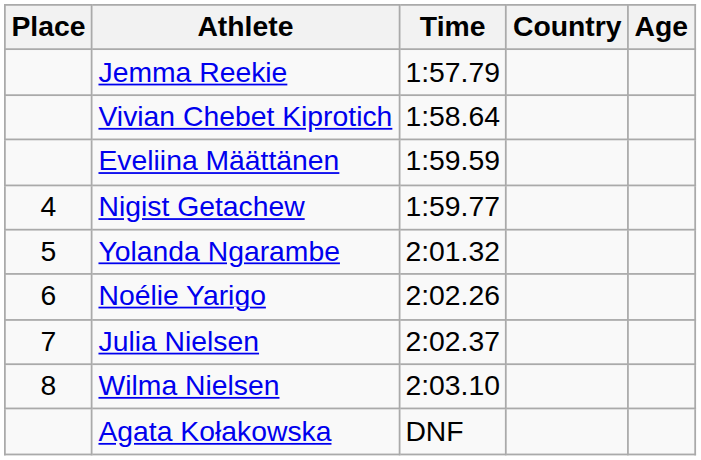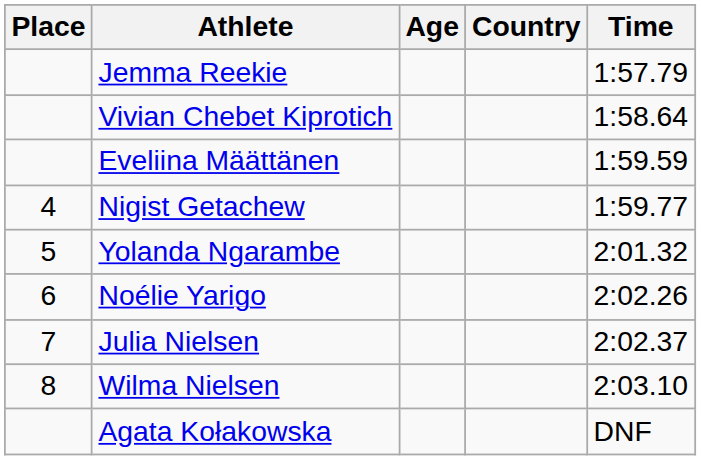columns swapped: (661, 26) <-> (453, 26)
